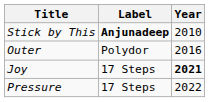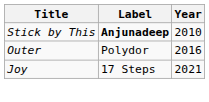(188, 69) bold -> (188, 69) normal
- row: (34, 87)
